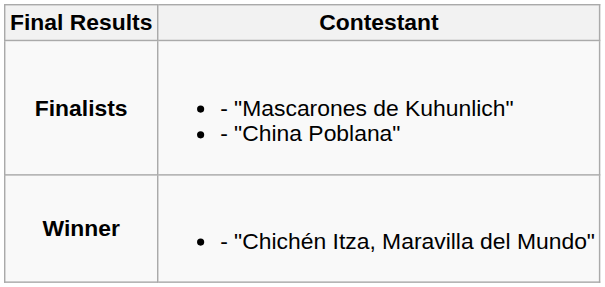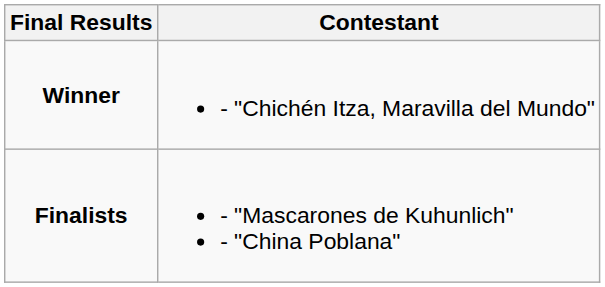rows swapped: (81, 228) <-> (81, 107)
